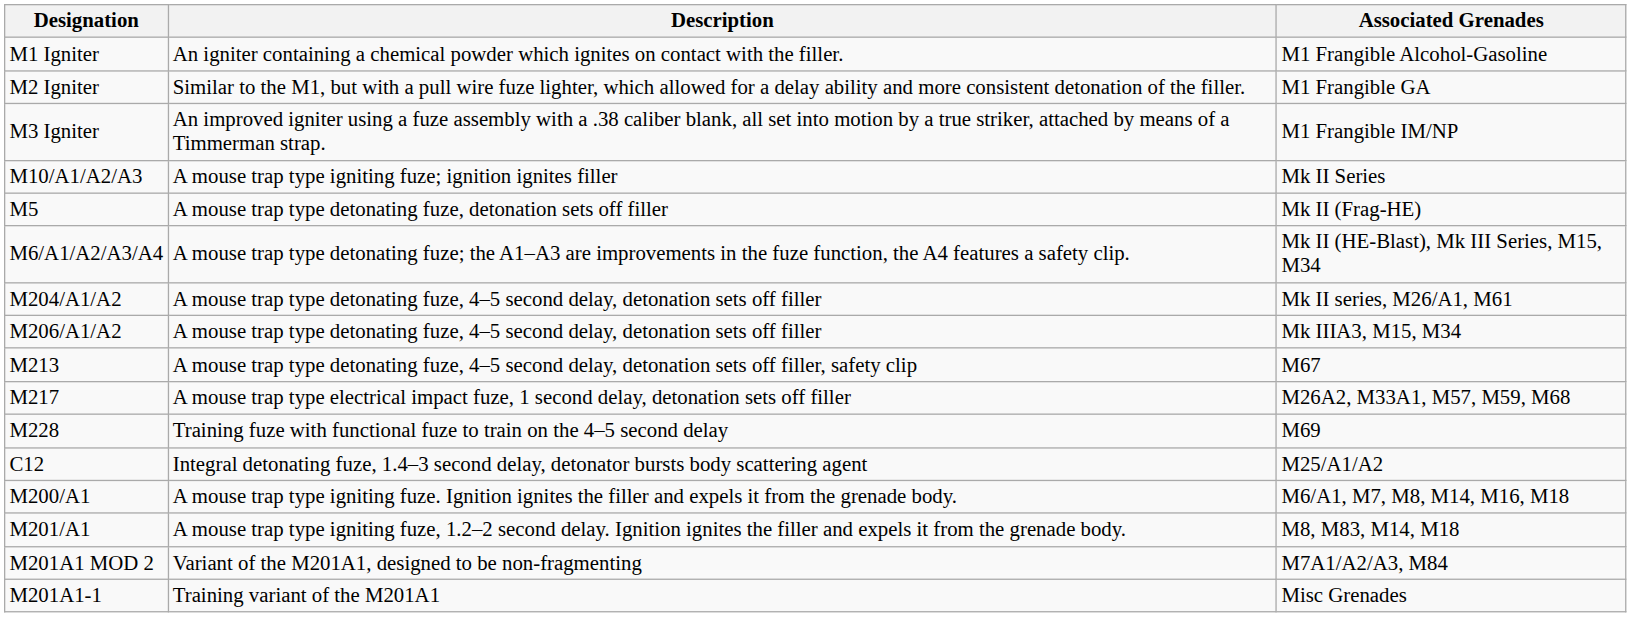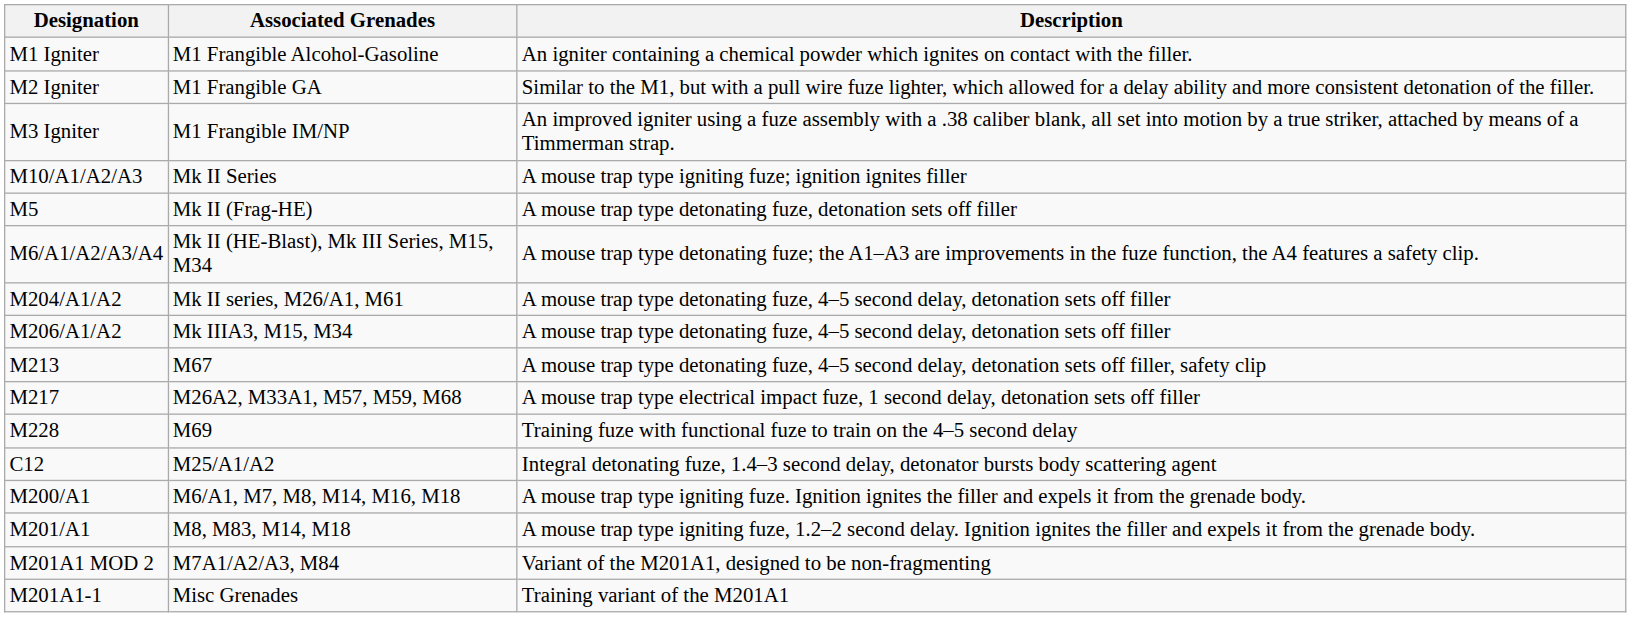columns swapped: (1451, 20) <-> (722, 20)
